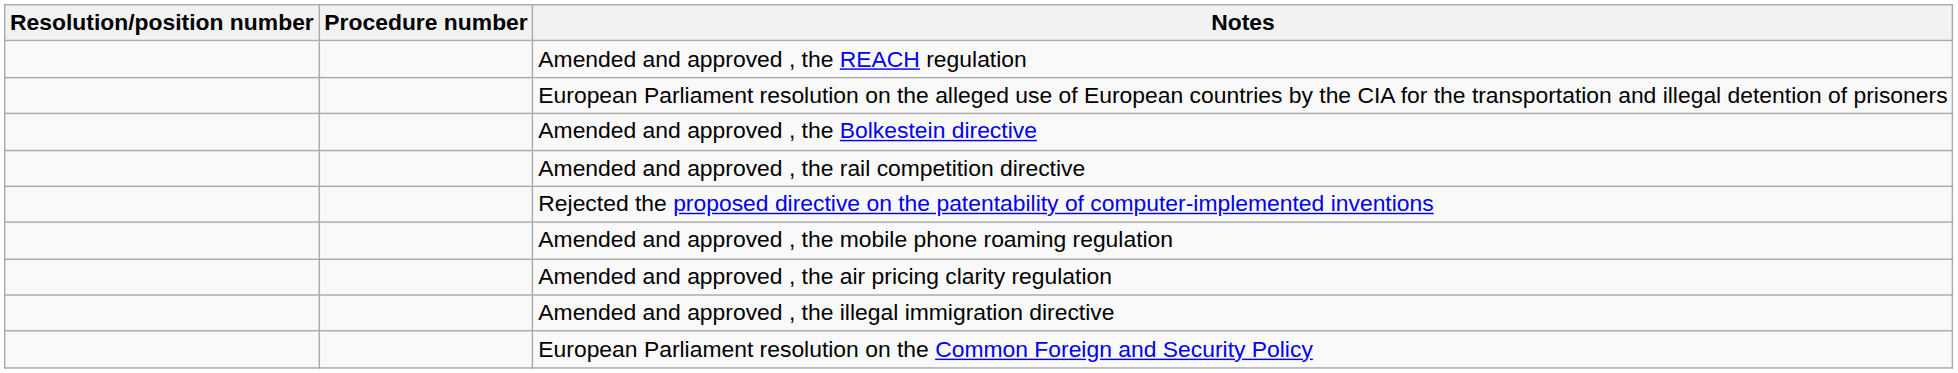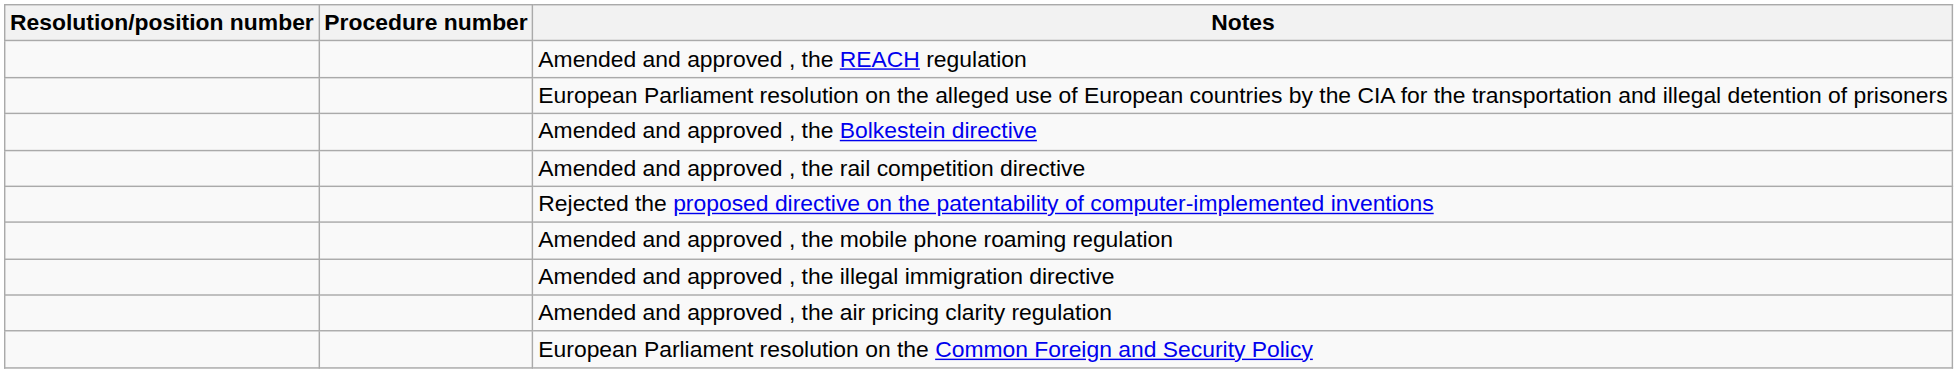rows swapped: (825, 276) <-> (826, 312)
